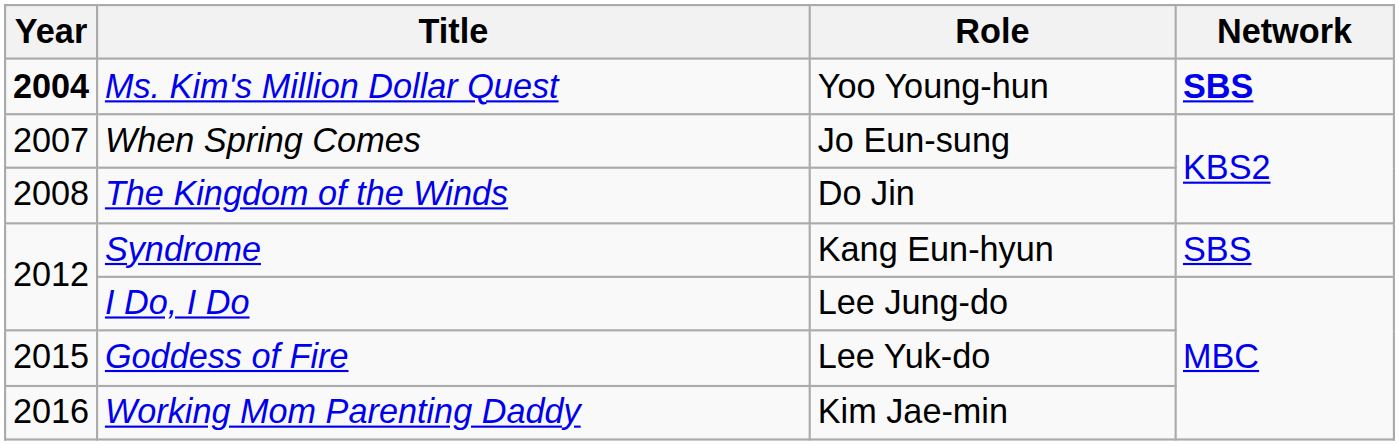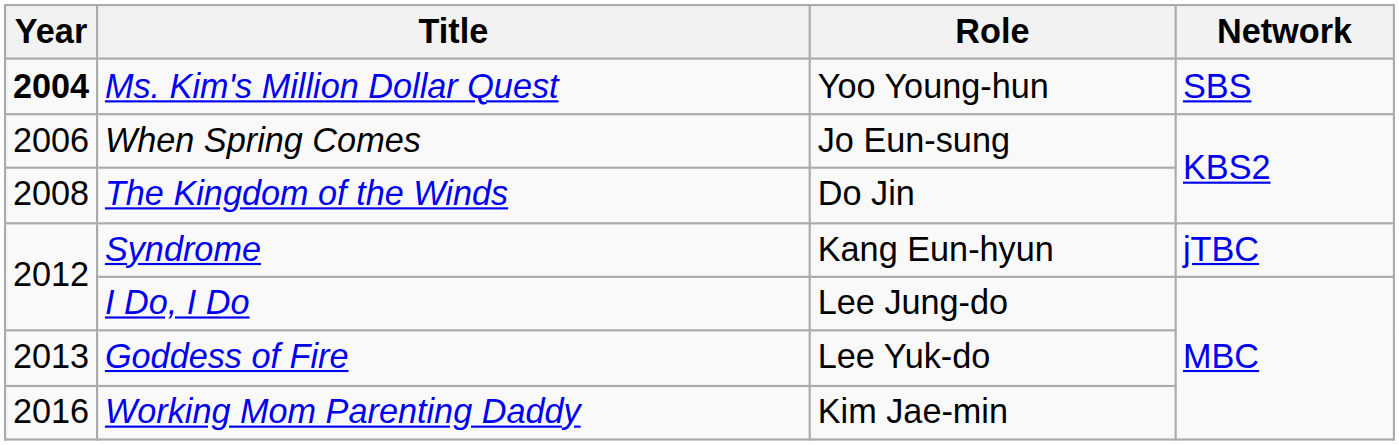(1218, 85) bold -> (1217, 85) normal
(51, 140) 2007 -> (51, 140) 2006
(1217, 248) SBS -> (1221, 248) jTBC
(51, 357) 2015 -> (51, 357) 2013
